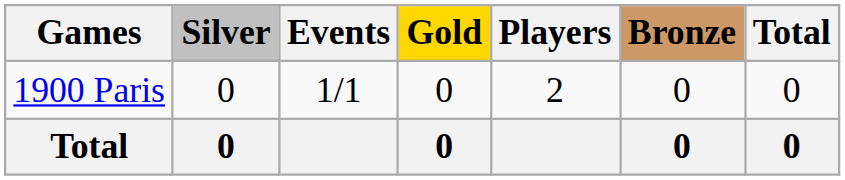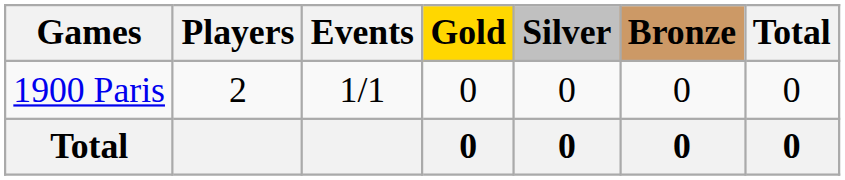columns swapped: (555, 32) <-> (226, 32)
